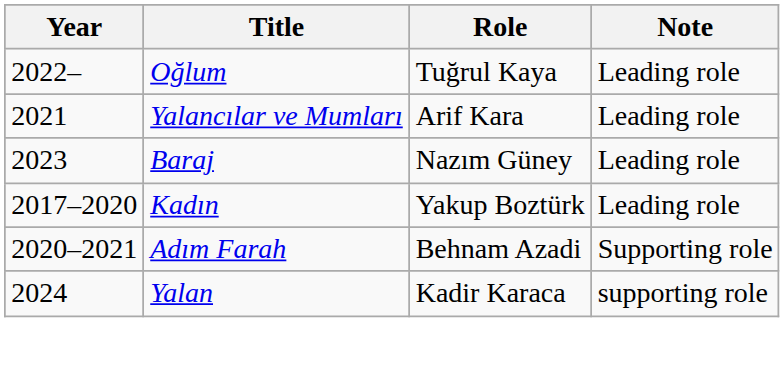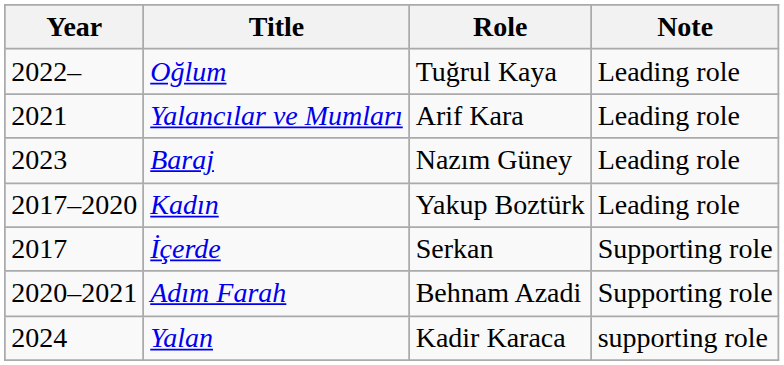+ row: (185, 248)
